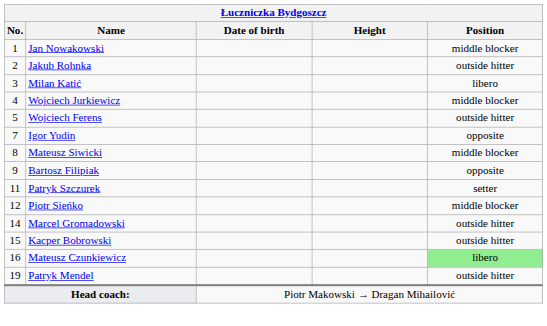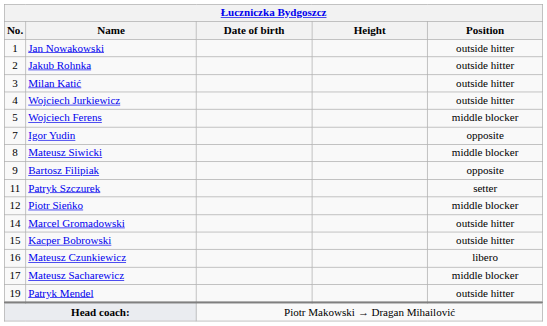(485, 48) middle blocker -> (485, 48) outside hitter
(485, 83) libero -> (485, 83) outside hitter
(485, 100) middle blocker -> (485, 100) outside hitter
(485, 118) outside hitter -> (485, 118) middle blocker
(485, 258) lightgreen background -> (485, 258) no background
+ row: (76, 275)
